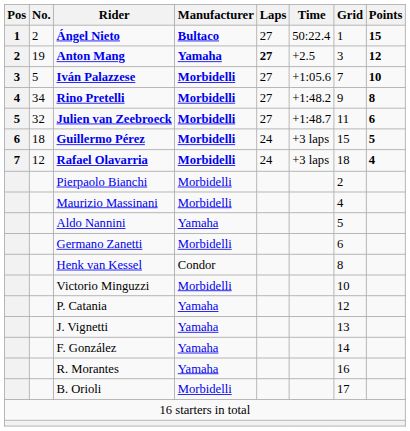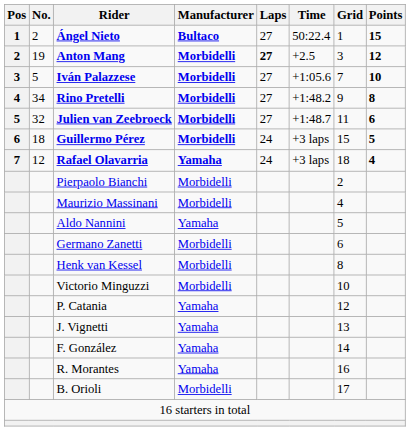(200, 56) Yamaha -> (206, 56) Morbidelli
(206, 160) Morbidelli -> (200, 160) Yamaha
(197, 264) Condor -> (205, 264) Morbidelli
